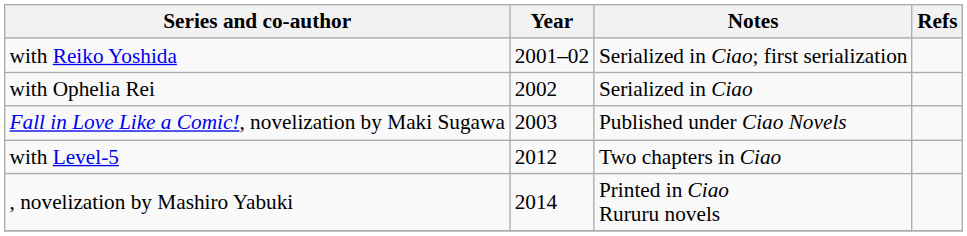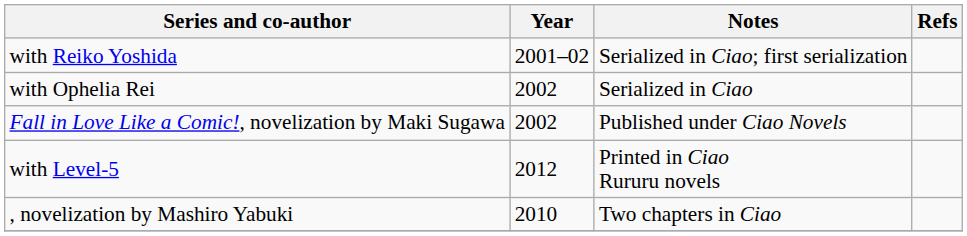(536, 122) 2003 -> (536, 122) 2002
(690, 156) Two chapters in Ciao -> (664, 168) Printed in Ciao Rururu novels
(536, 202) 2014 -> (536, 214) 2010
(664, 202) Printed in Ciao Rururu novels -> (690, 214) Two chapters in Ciao
